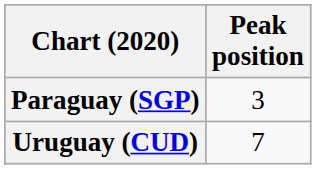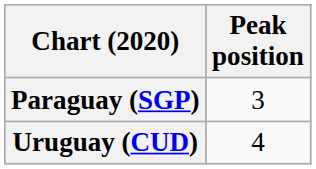(258, 142) 7 -> (258, 142) 4
